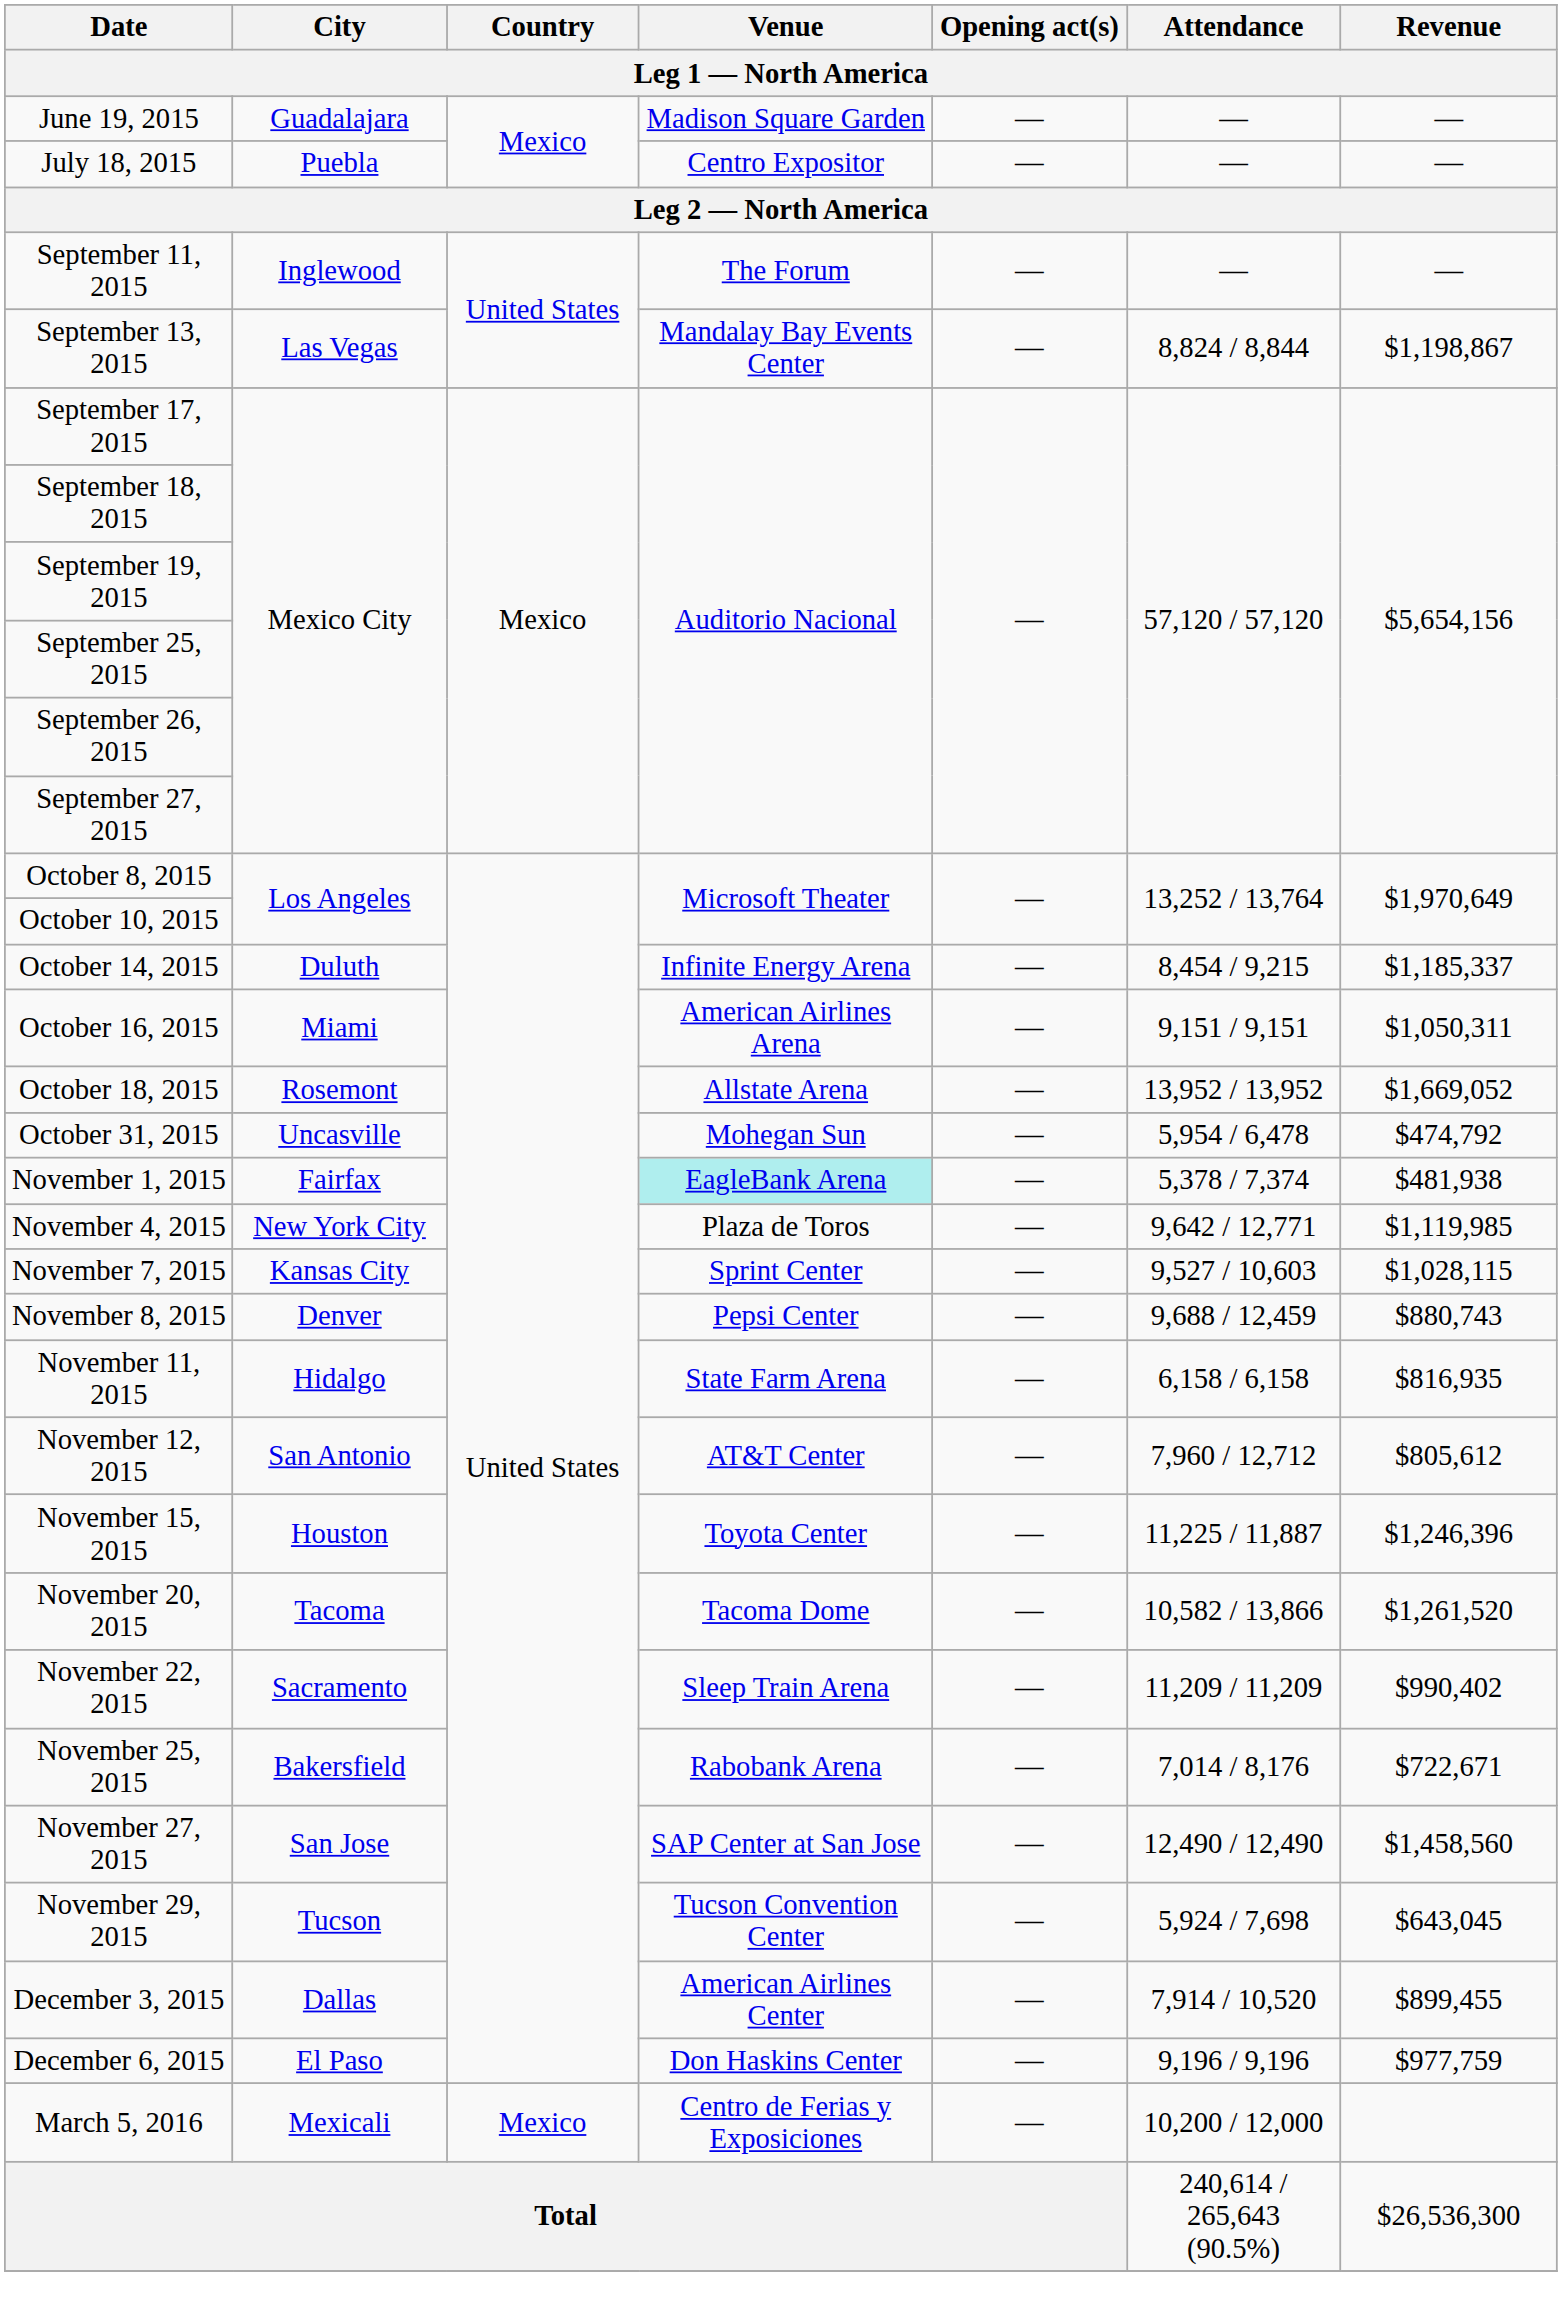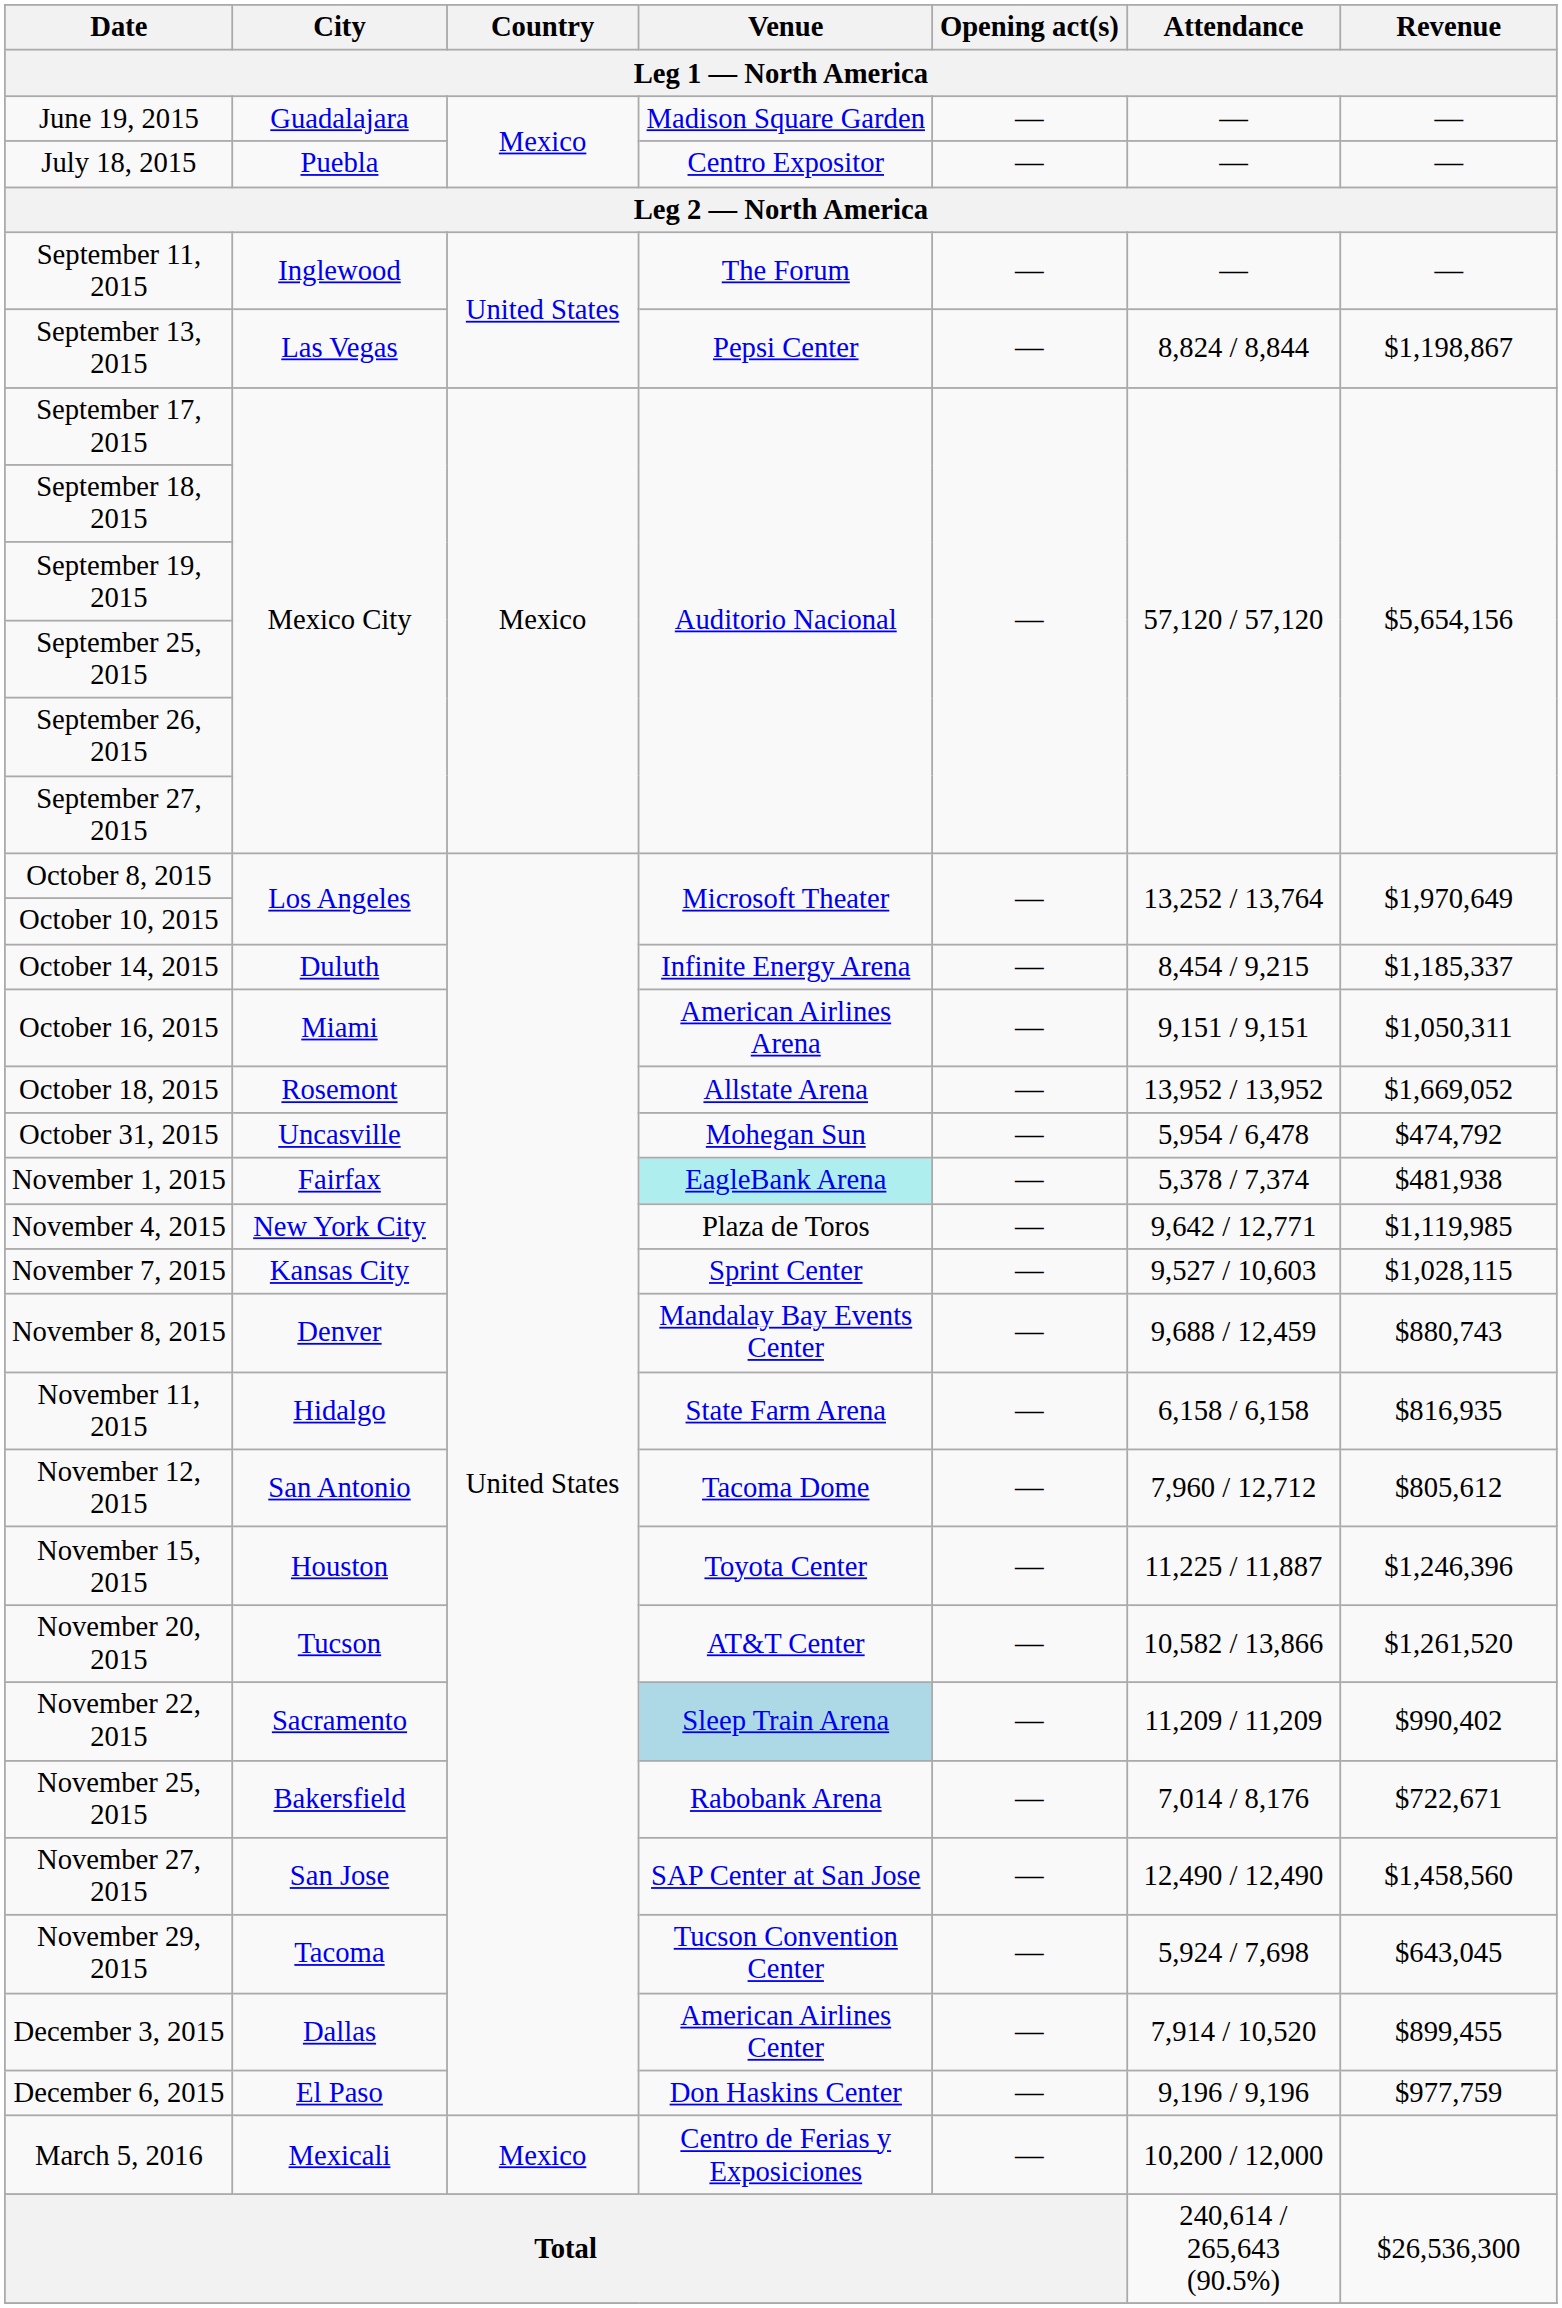(786, 348) Mandalay Bay Events Center -> (786, 348) Pepsi Center
(786, 1316) Pepsi Center -> (786, 1332) Mandalay Bay Events Center
(786, 1455) AT&T Center -> (786, 1487) Tacoma Dome
(339, 1610) Tacoma -> (339, 1643) Tucson
(786, 1610) Tacoma Dome -> (786, 1643) AT&T Center
(786, 1688) no background -> (786, 1720) lightblue background
(339, 1921) Tucson -> (339, 1953) Tacoma
